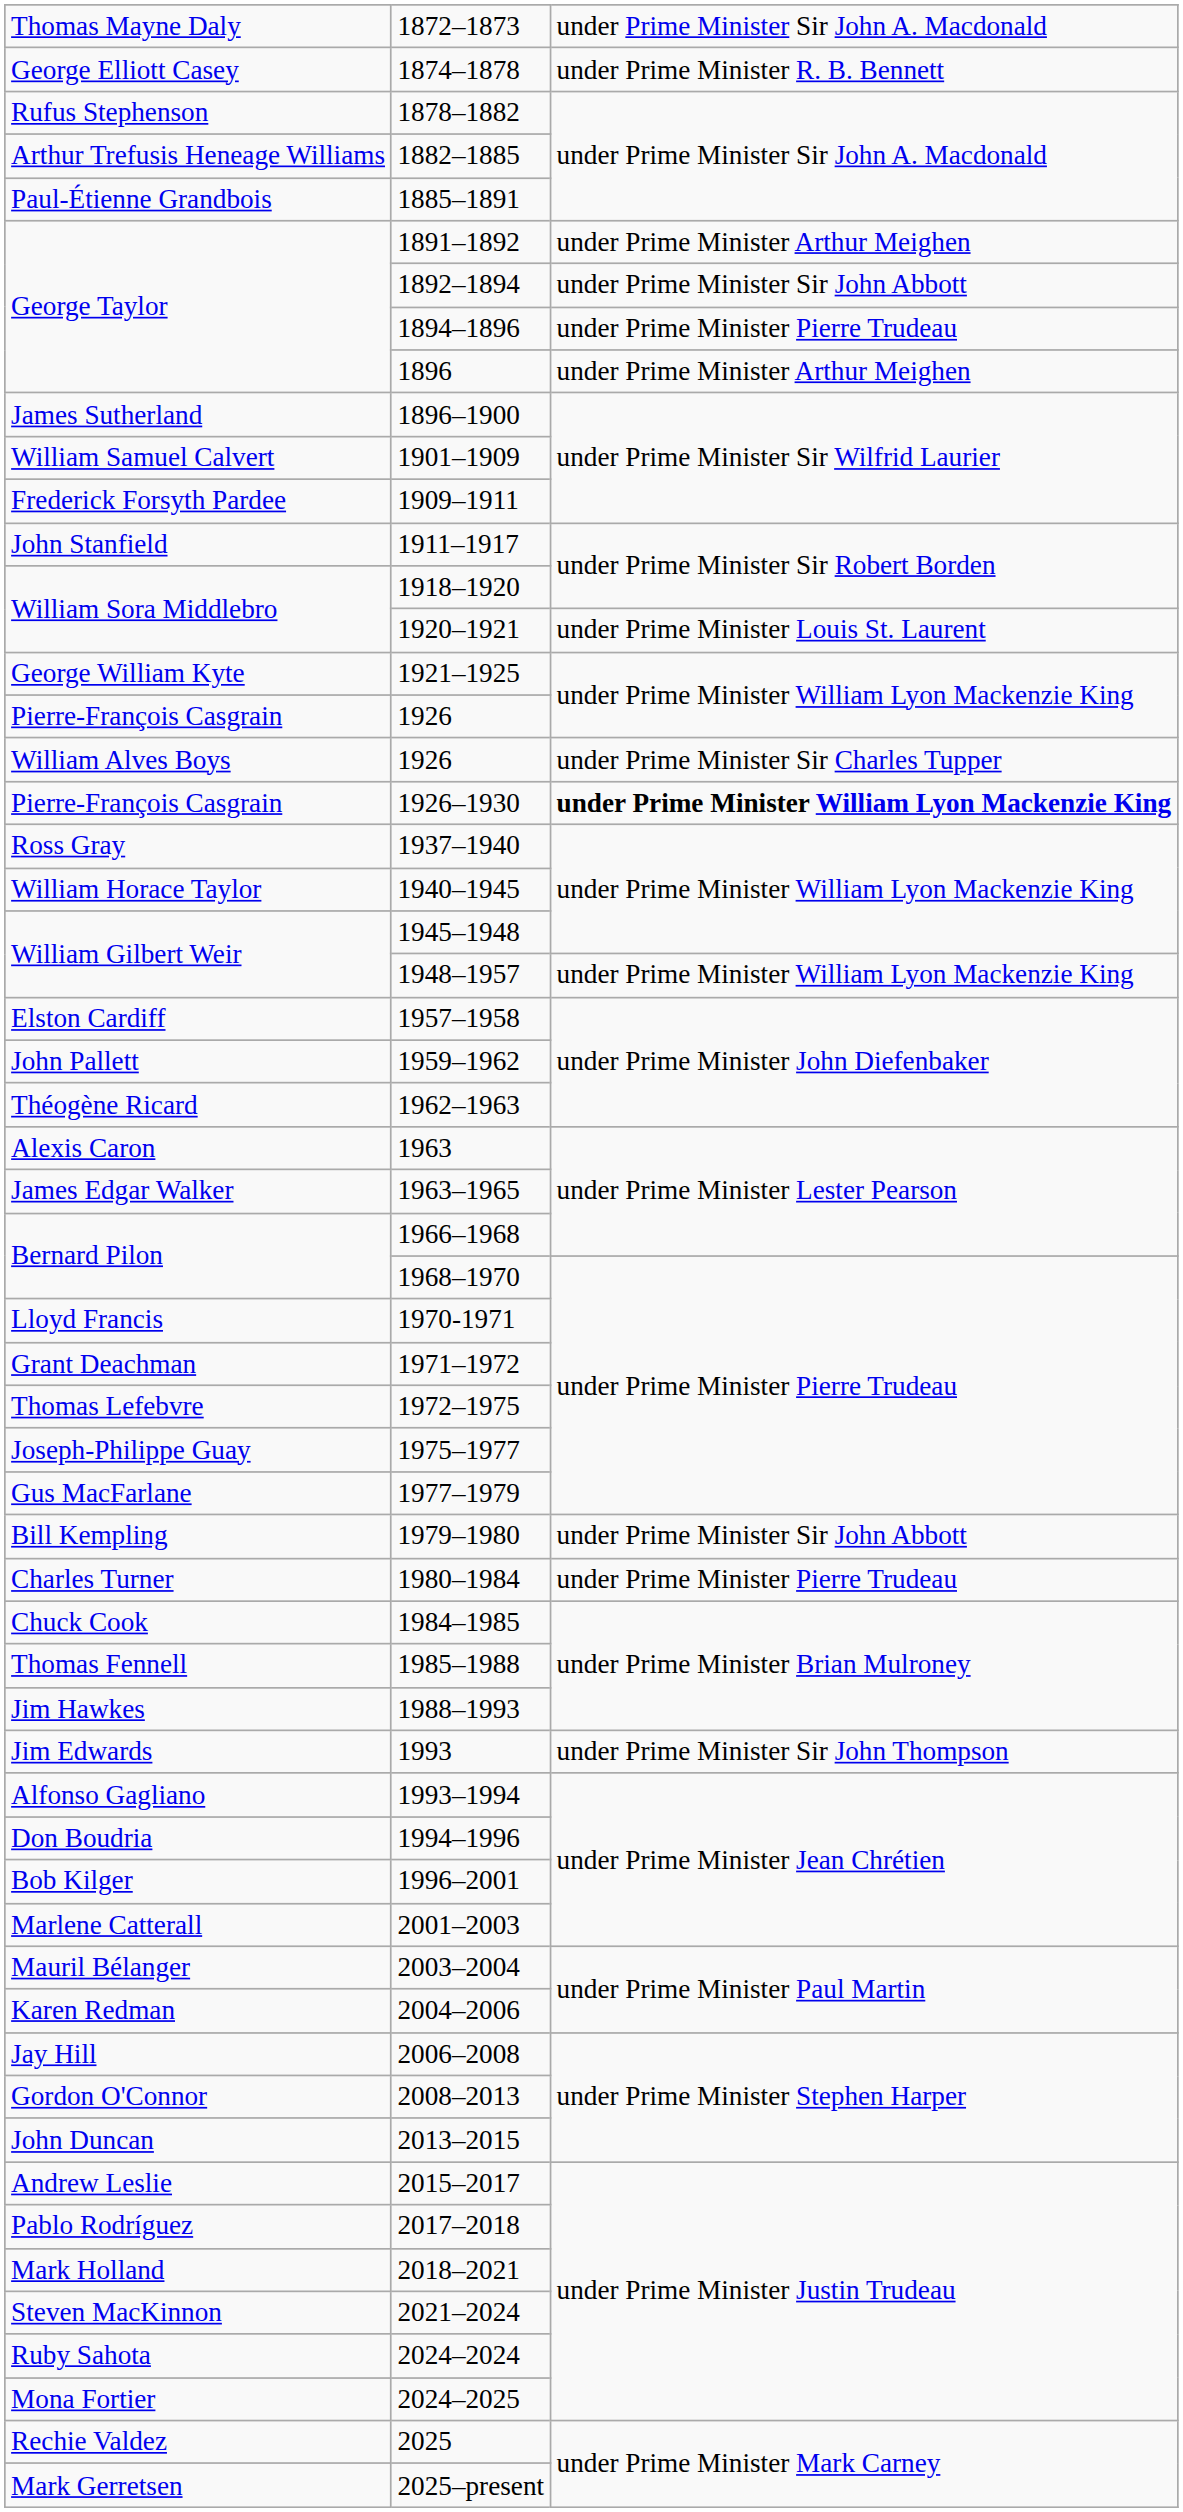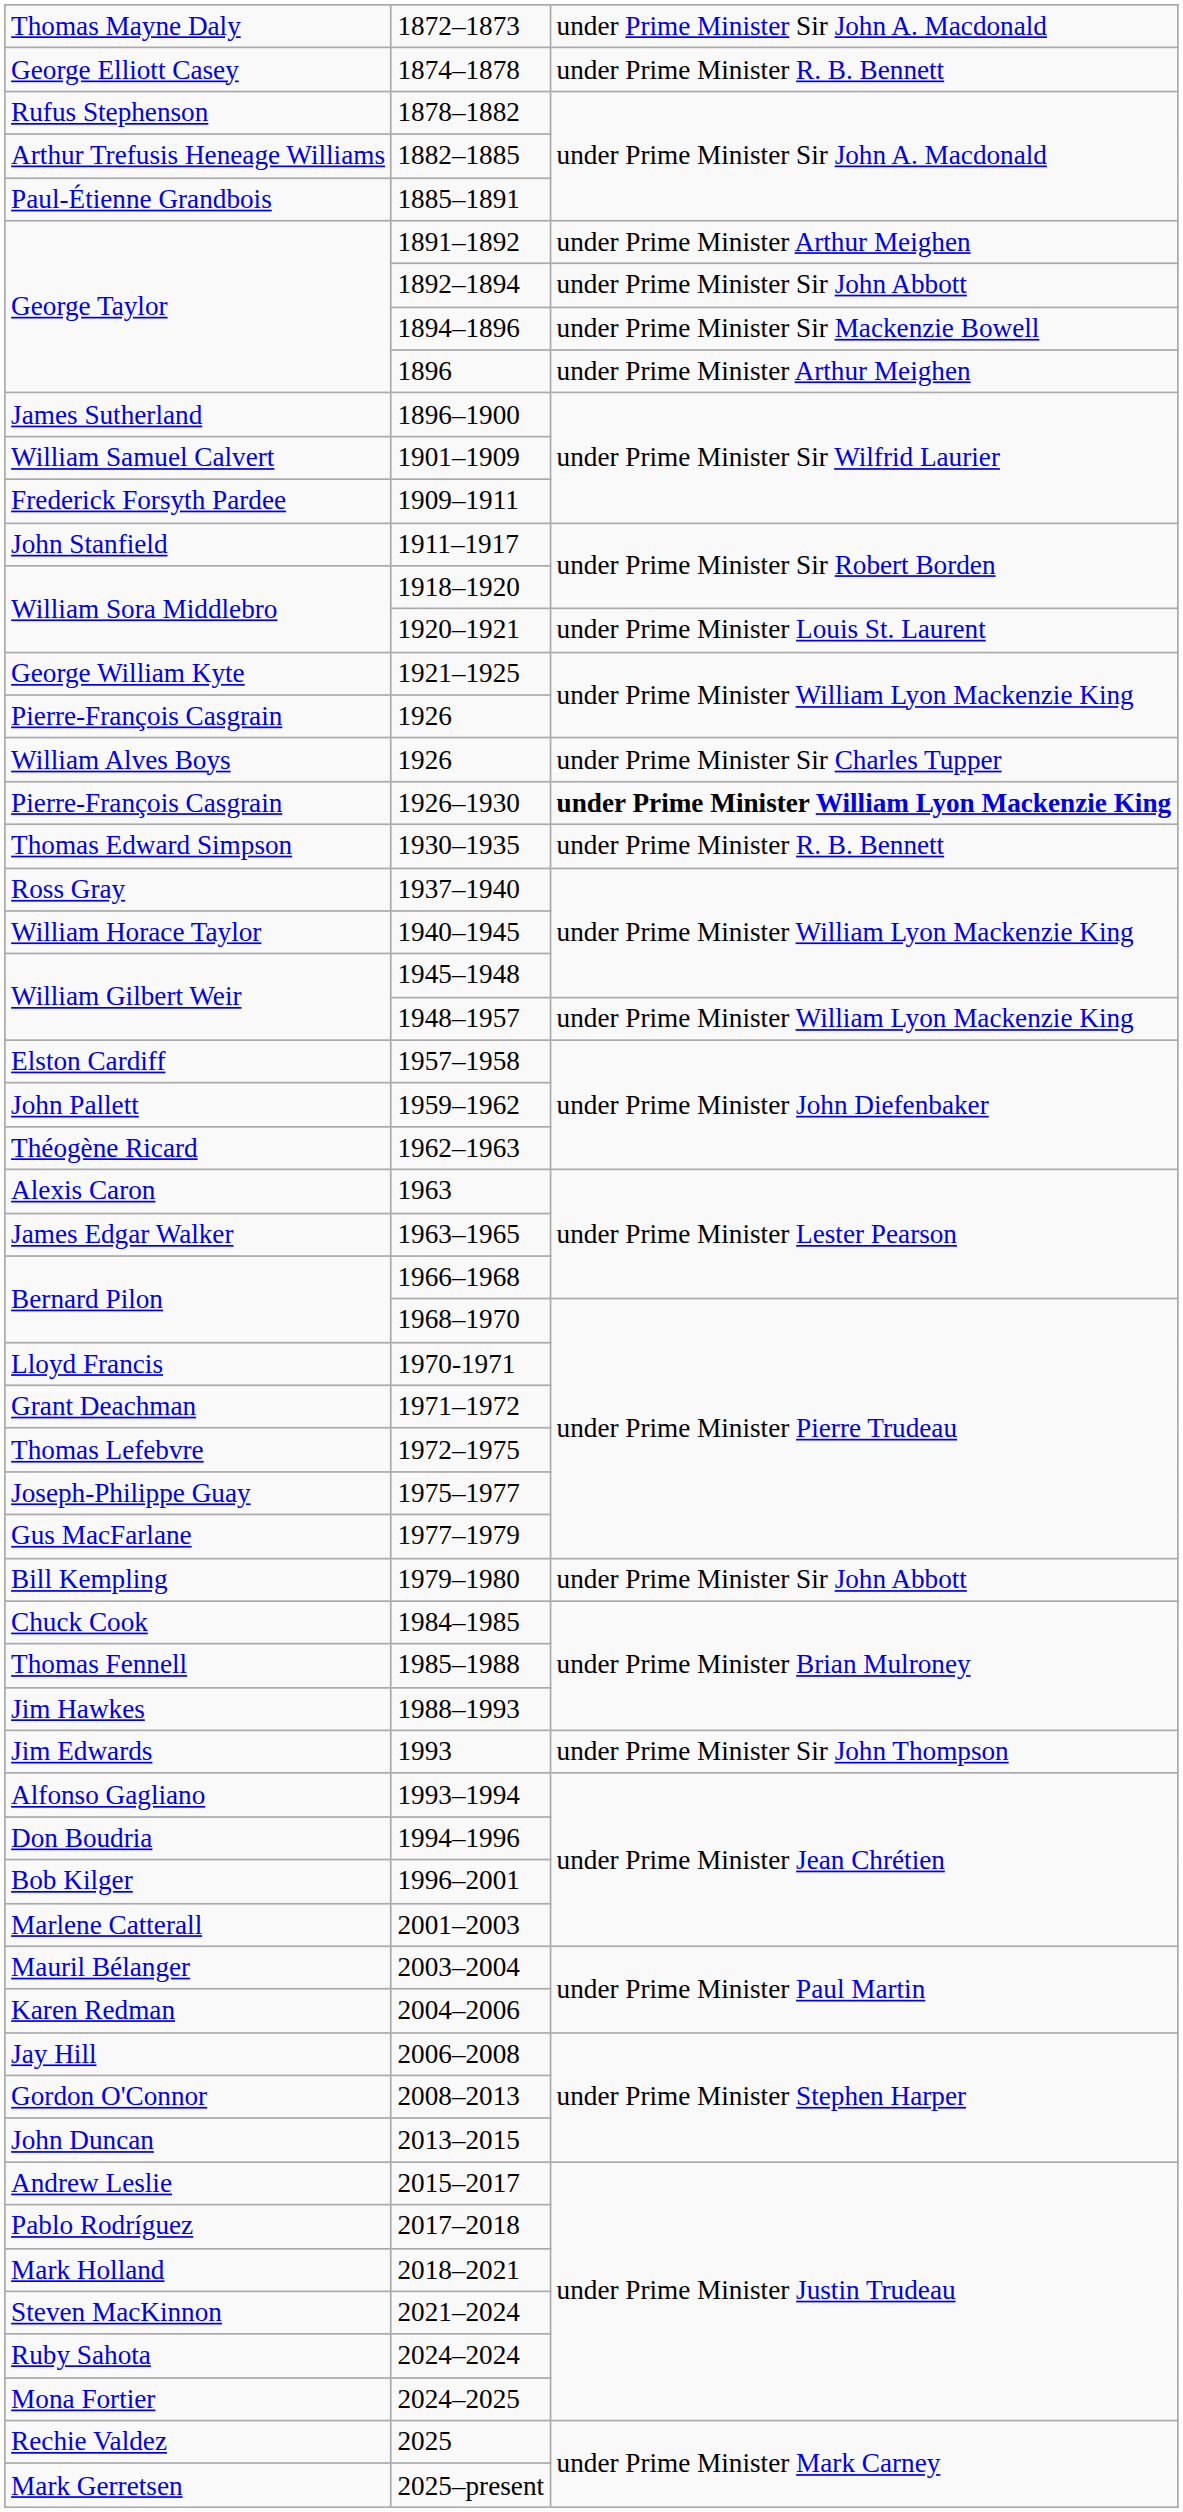(757, 328) under Prime Minister Pierre Trudeau -> (798, 328) under Prime Minister Sir Mackenzie Bowell
+ row: (152, 845)
- row: (92, 1579)
